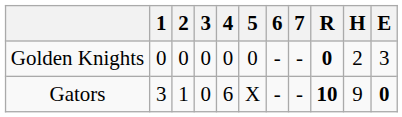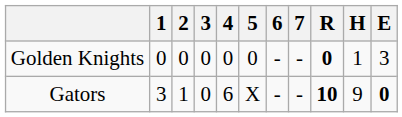(357, 58) 2 -> (357, 58) 1
